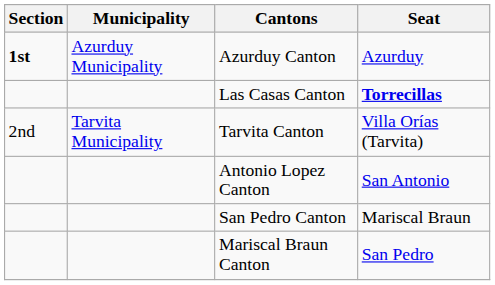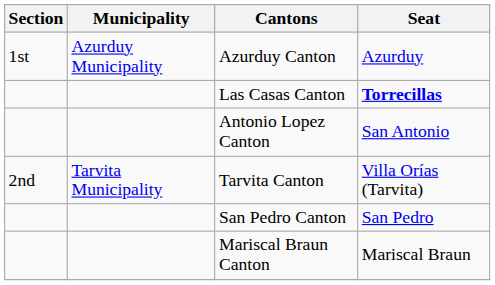(19, 56) bold -> (19, 56) normal
rows swapped: (272, 179) <-> (271, 131)
(416, 217) Mariscal Braun -> (398, 217) San Pedro
(398, 255) San Pedro -> (416, 255) Mariscal Braun
